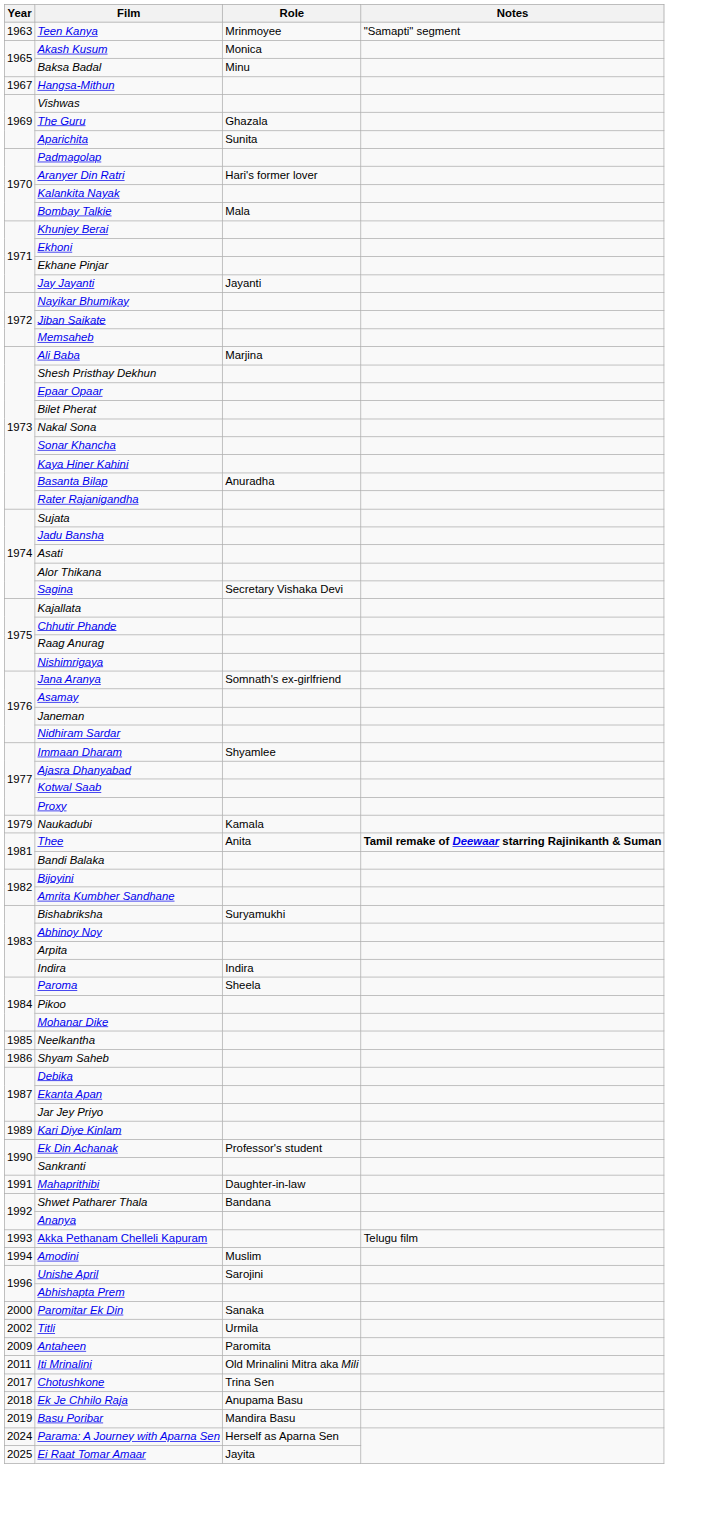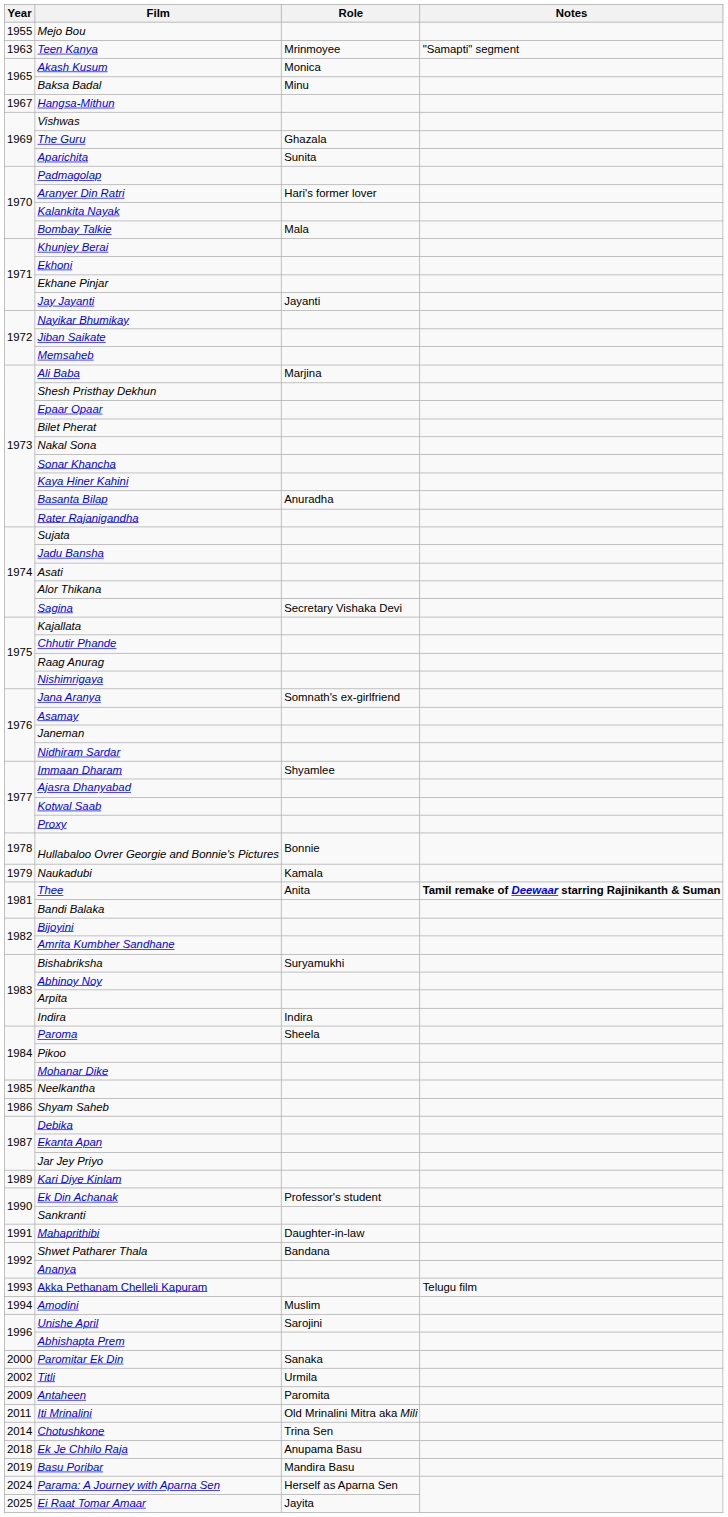+ row: (61, 31)
+ row: (158, 855)
(20, 1382) 2017 -> (20, 1431) 2014
